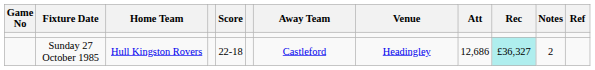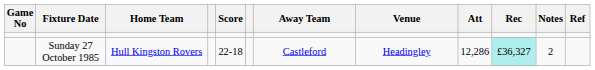(475, 51) 12,686 -> (475, 51) 12,286
